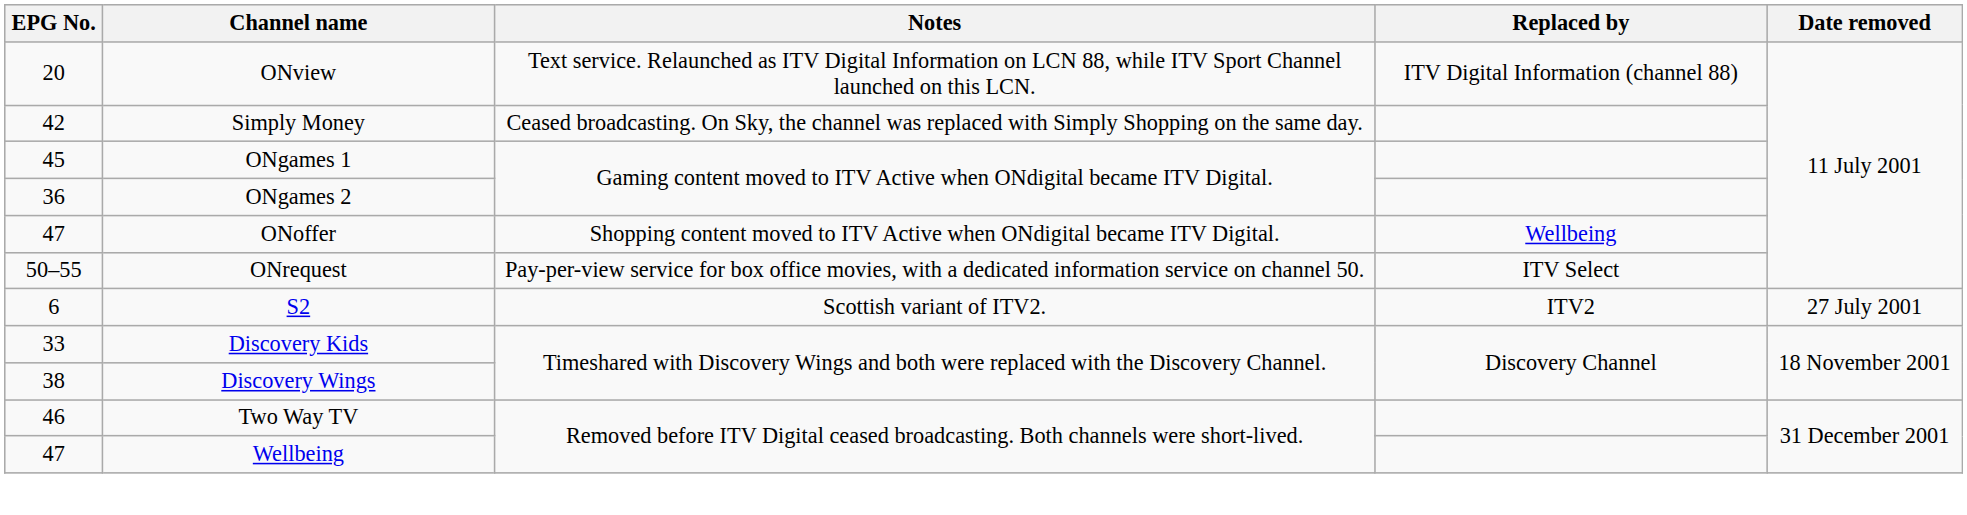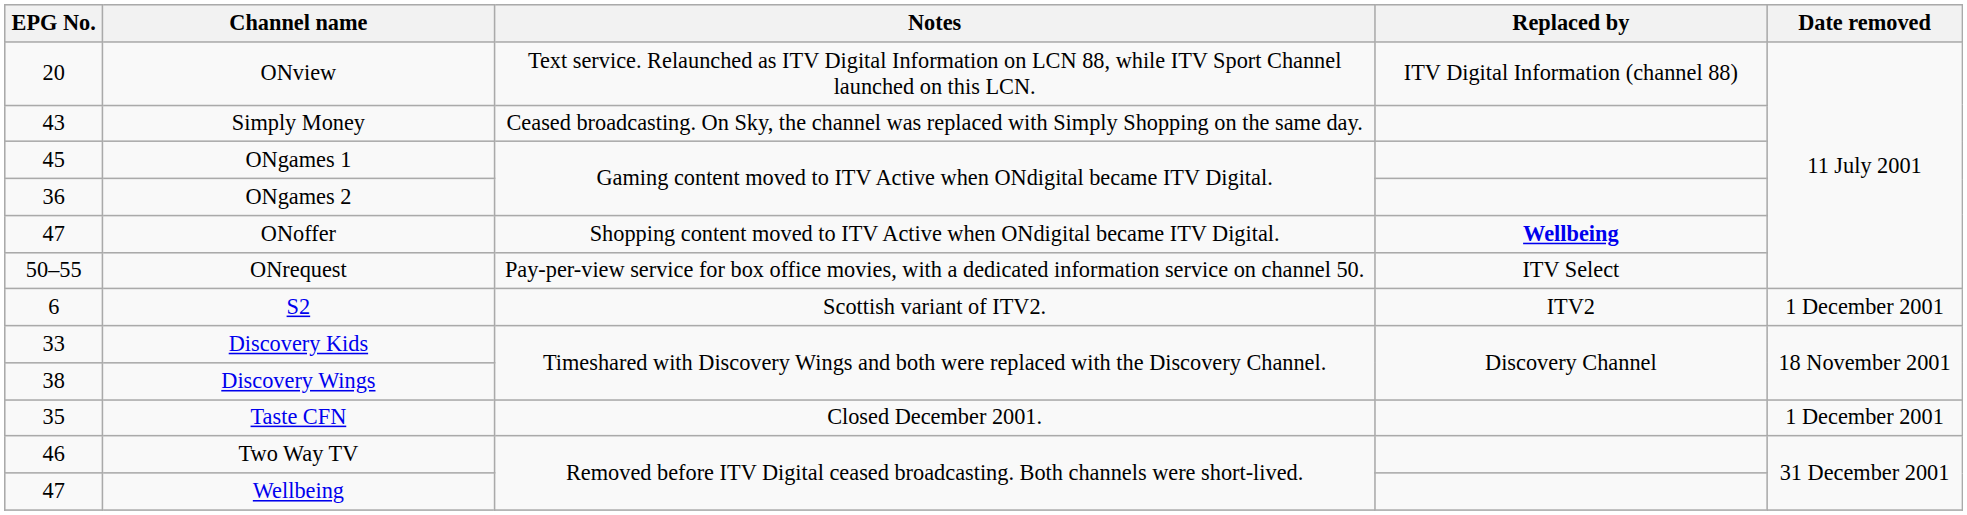(54, 123) 42 -> (54, 123) 43
(1571, 233) normal -> (1571, 233) bold
(1865, 307) 27 July 2001 -> (1865, 307) 1 December 2001
+ row: (298, 417)
